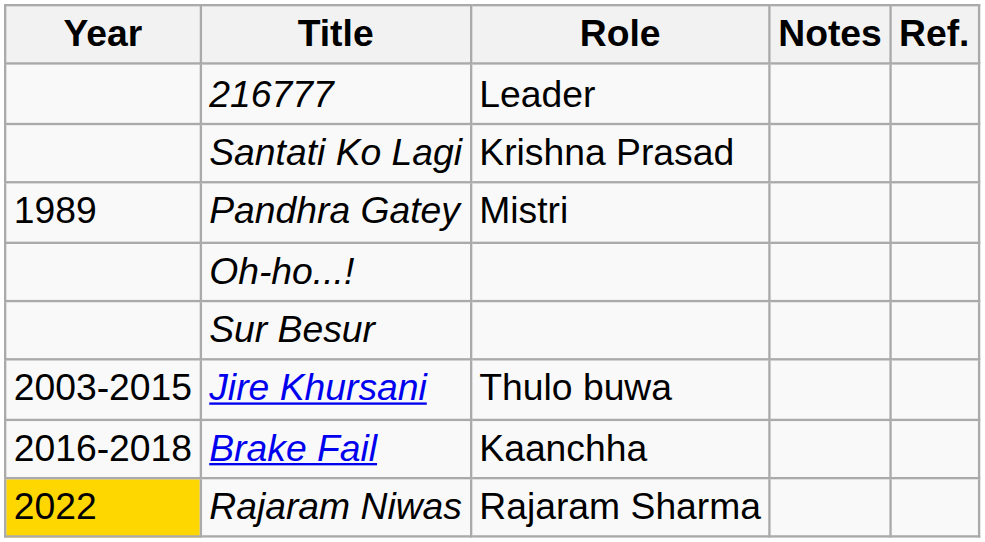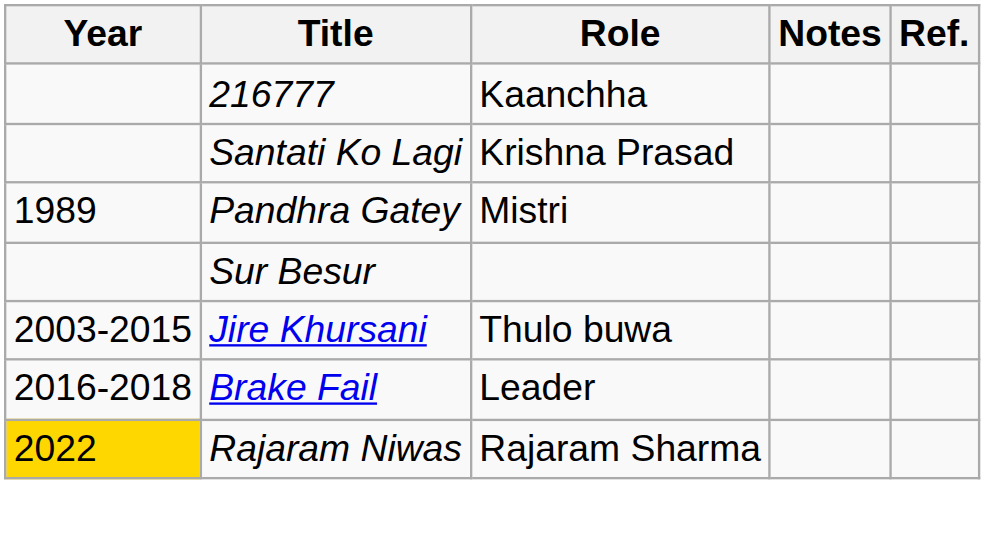(537, 93) Leader -> (563, 93) Kaanchha
- row: (282, 270)
(563, 447) Kaanchha -> (537, 388) Leader
